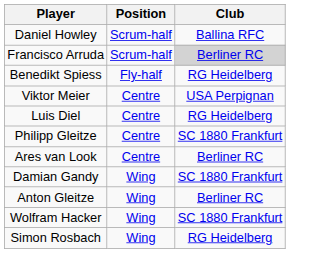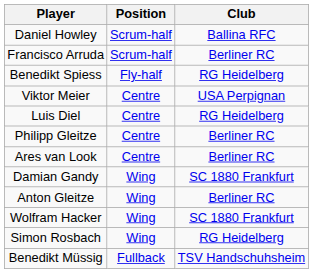(230, 55) lightgrey background -> (241, 55) no background
(230, 136) SC 1880 Frankfurt -> (241, 136) Berliner RC
+ row: (56, 258)
